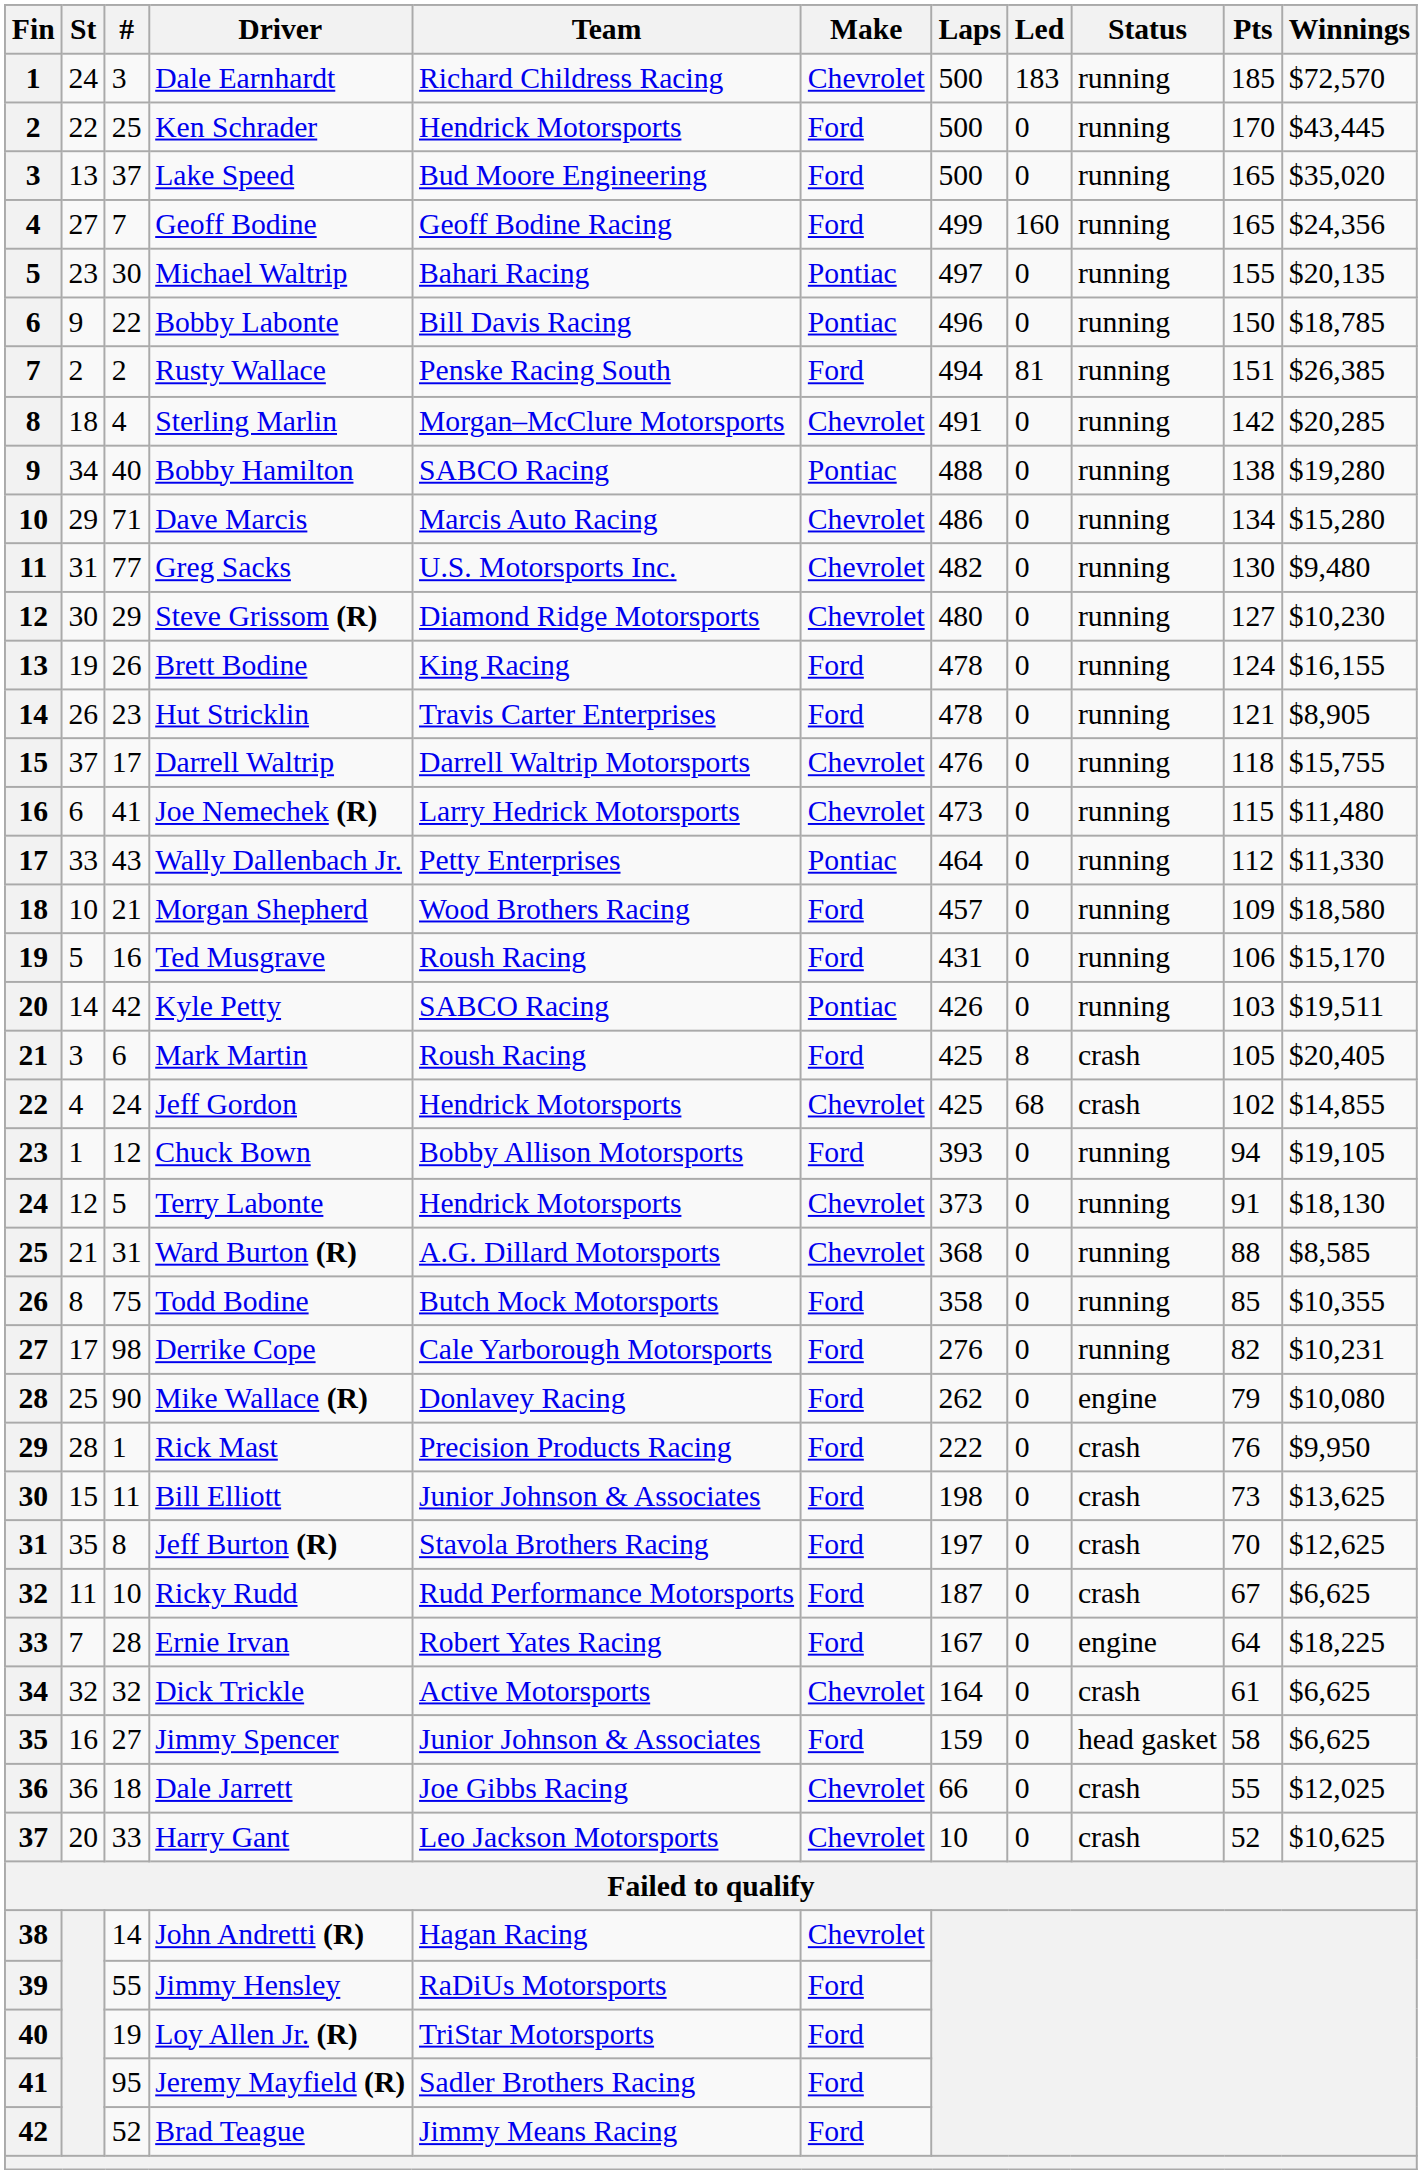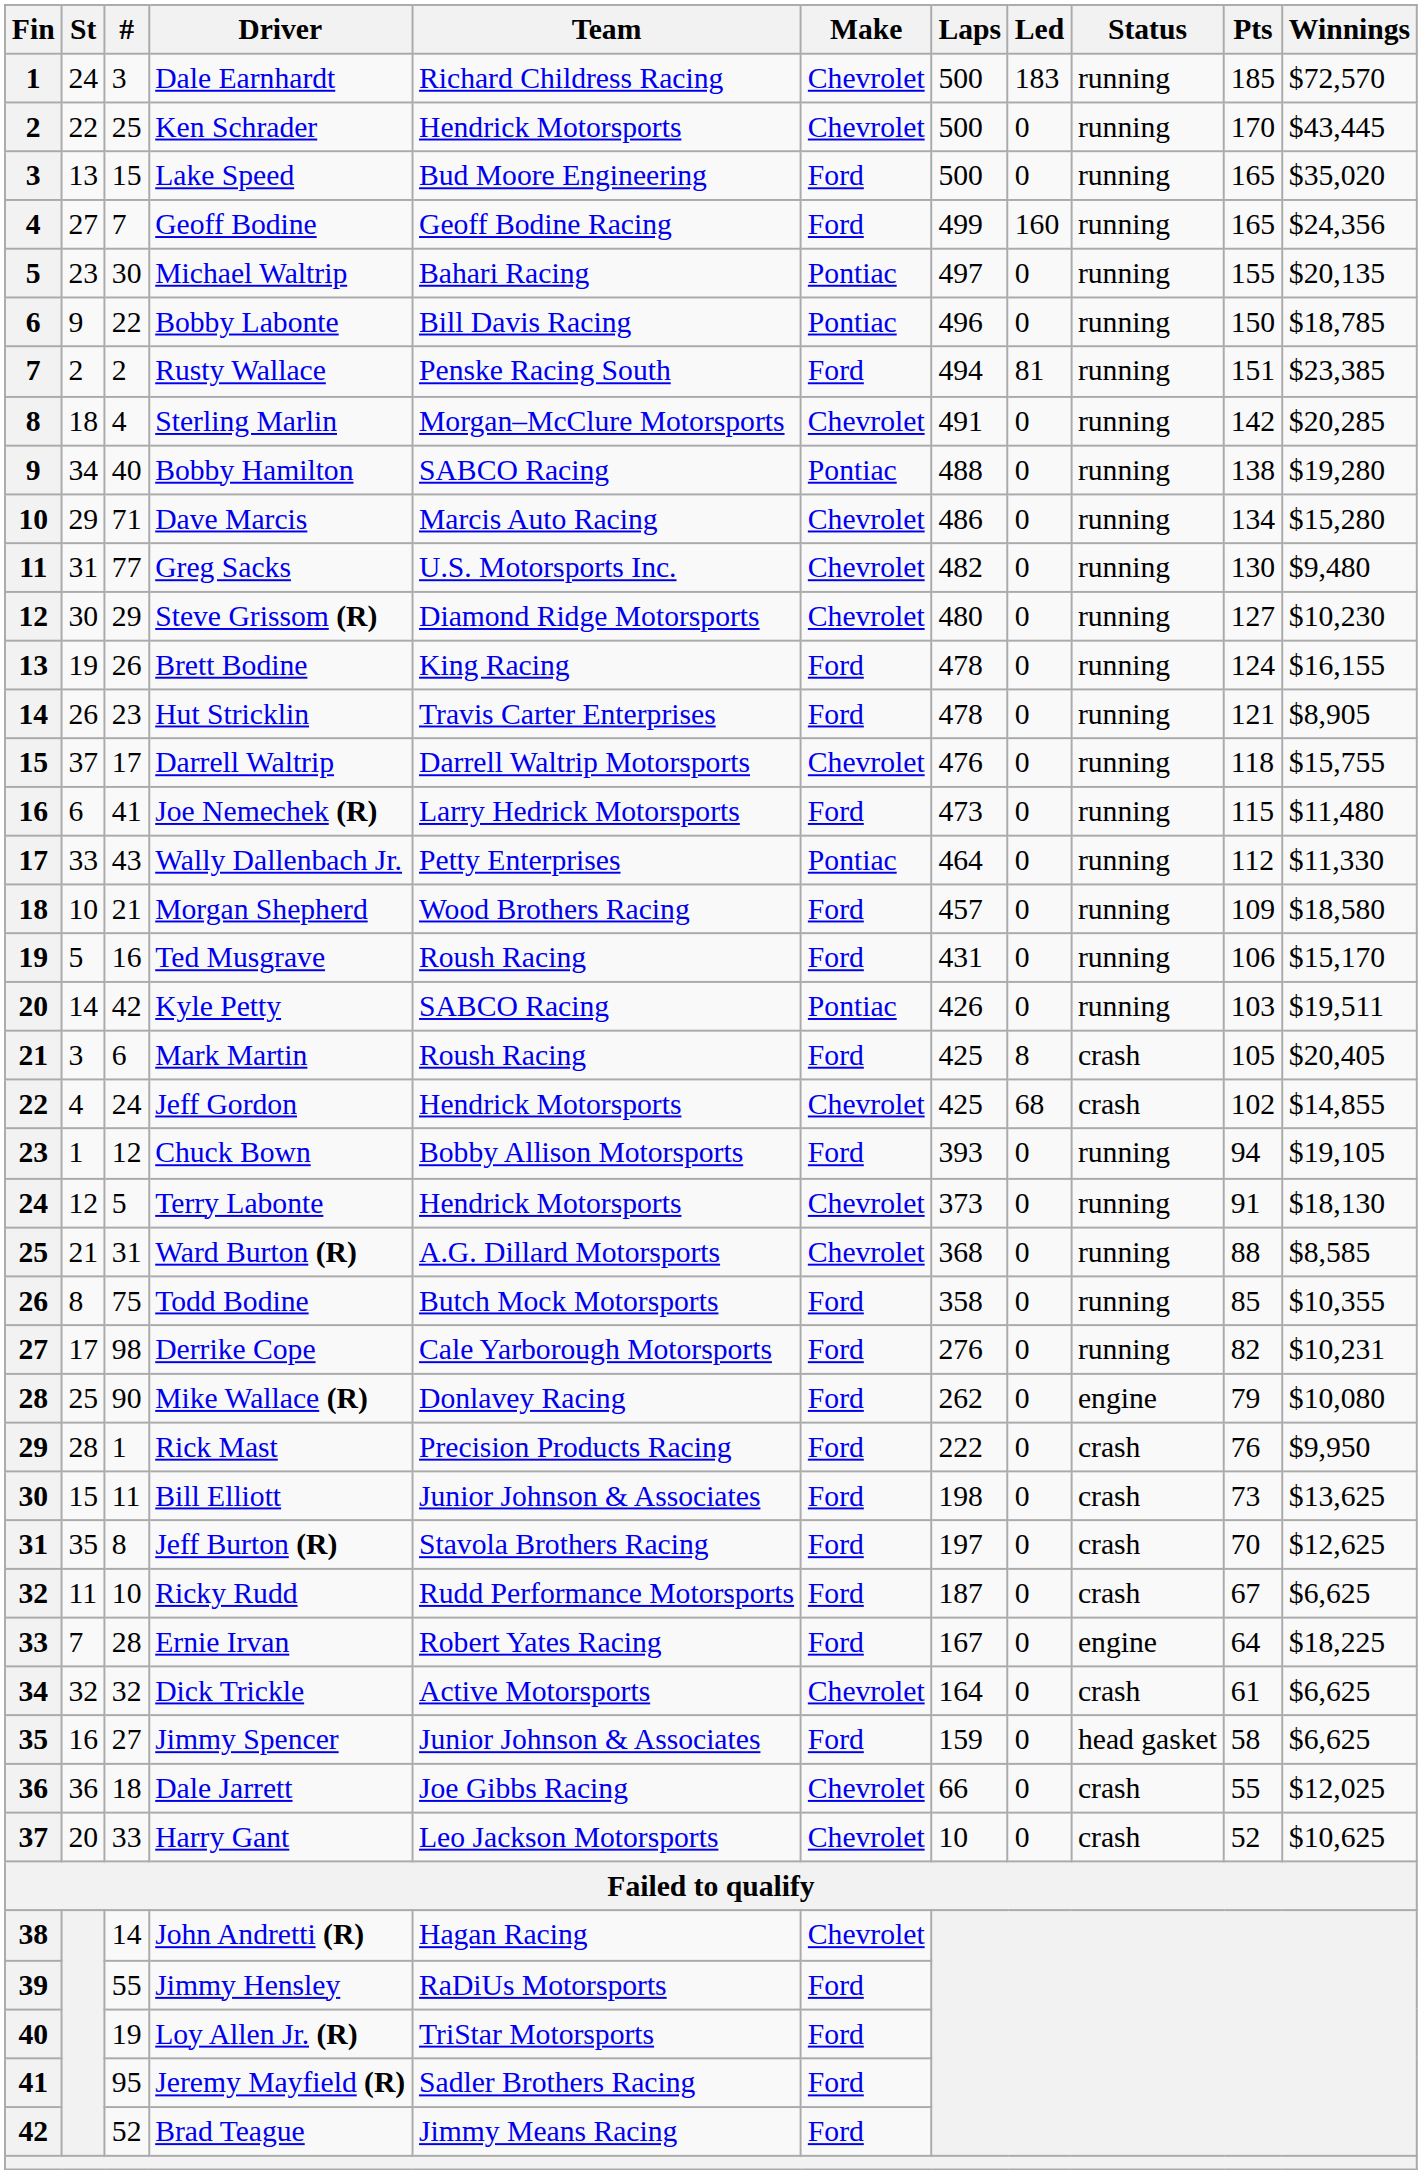(836, 126) Ford -> (866, 126) Chevrolet
(127, 175) 37 -> (127, 175) 15
(1337, 371) $26,385 -> (1337, 371) $23,385
(866, 811) Chevrolet -> (836, 811) Ford
